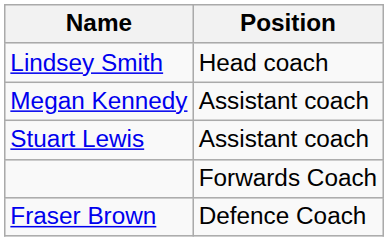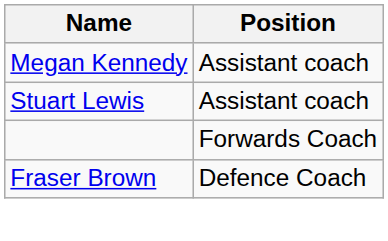- row: (87, 62)
